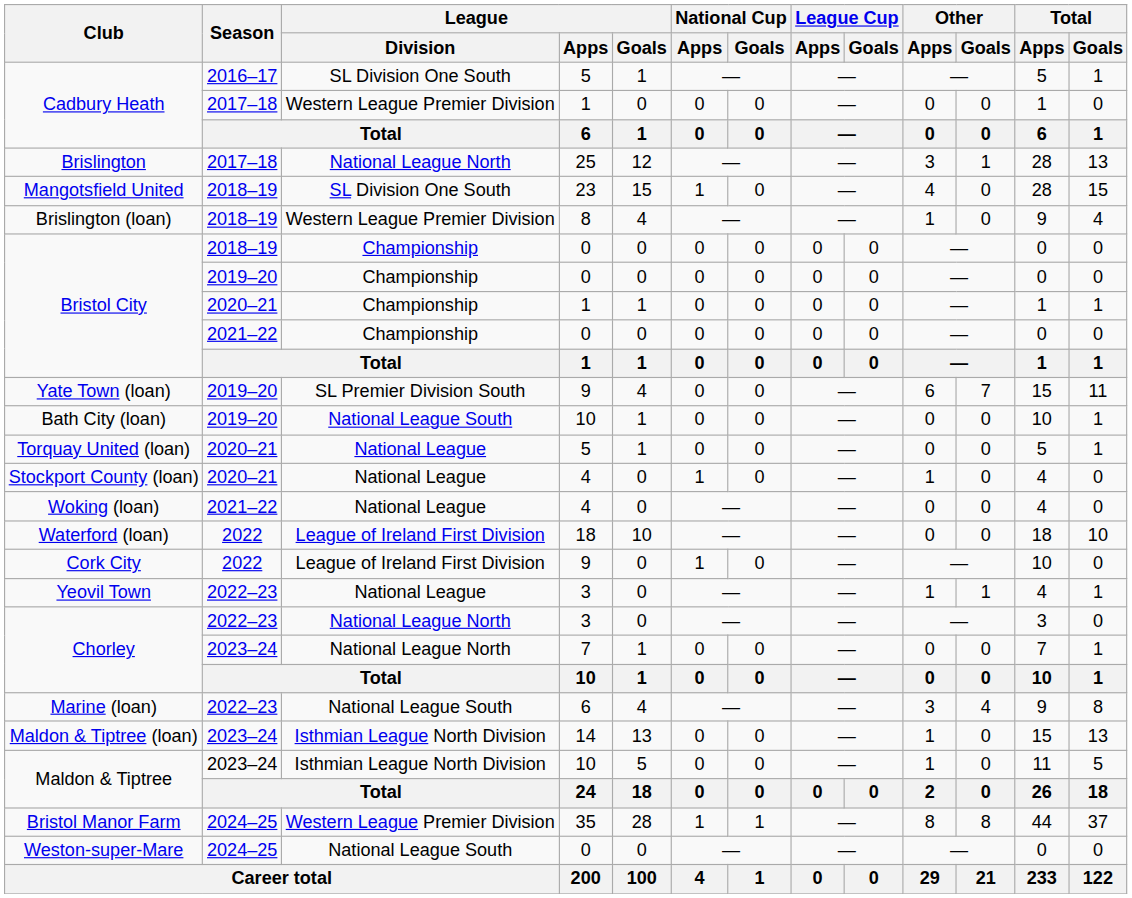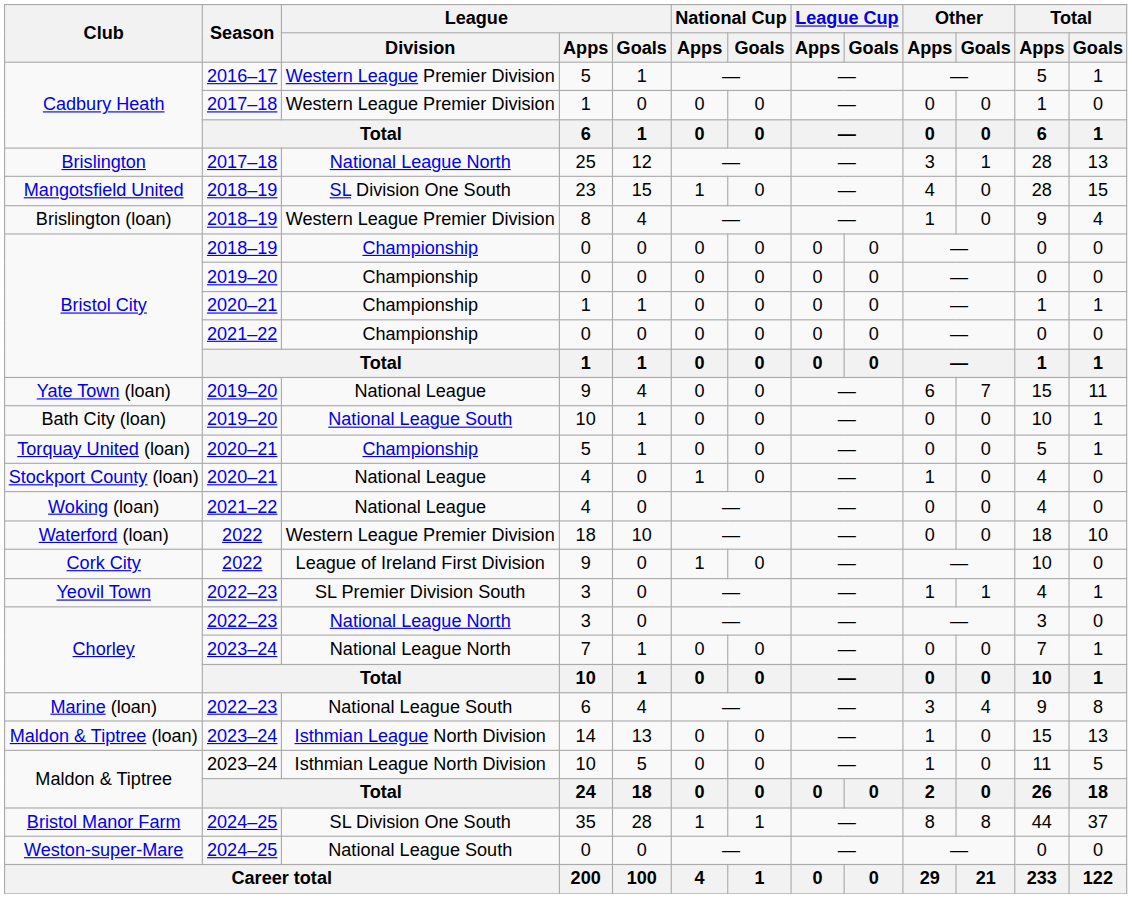(420, 76) SL Division One South -> (420, 76) Western League Premier Division
(420, 391) SL Premier Division South -> (420, 391) National League
(420, 448) National League -> (420, 448) Championship
(420, 534) League of Ireland First Division -> (420, 534) Western League Premier Division
(420, 592) National League -> (420, 592) SL Premier Division South
(420, 821) Western League Premier Division -> (420, 821) SL Division One South
